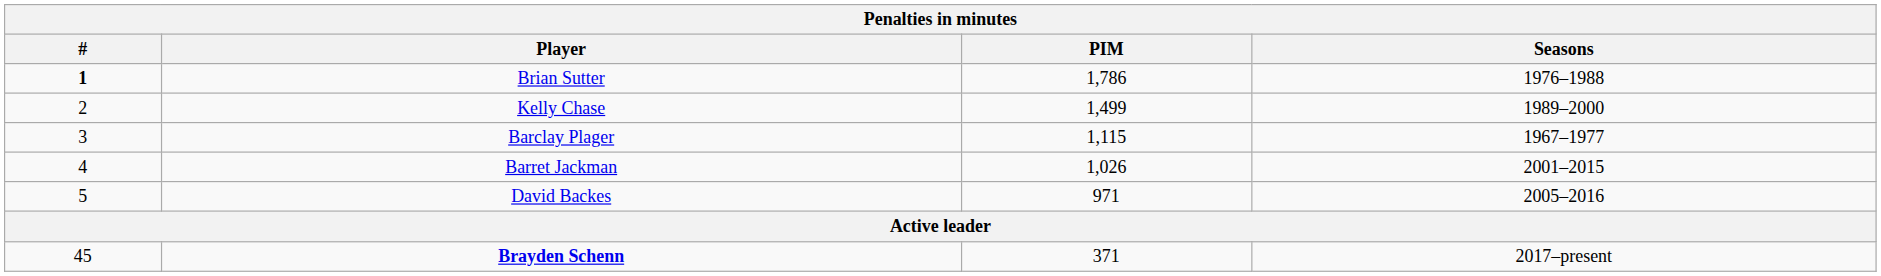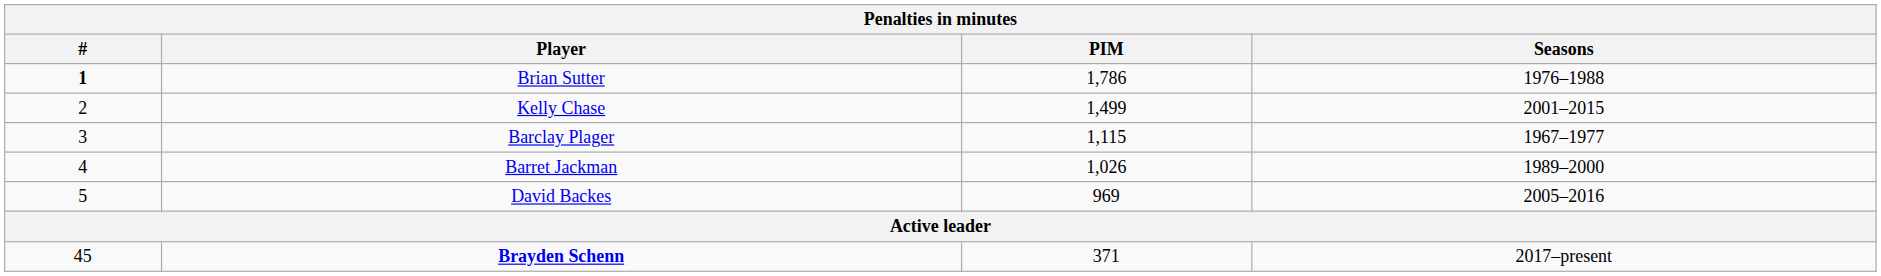(1564, 108) 1989–2000 -> (1564, 108) 2001–2015
(1564, 167) 2001–2015 -> (1564, 167) 1989–2000
(1106, 196) 971 -> (1106, 196) 969
